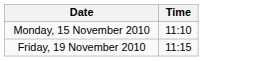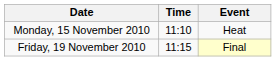+ column: (234, 13)
